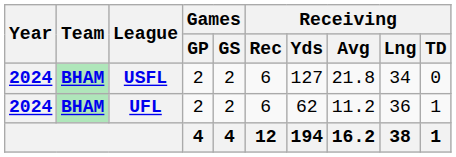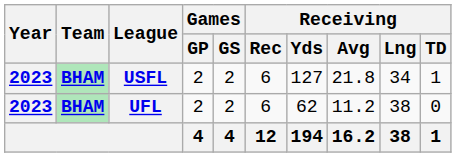(31, 78) 2024 -> (31, 78) 2023
(436, 78) 0 -> (436, 78) 1
(31, 108) 2024 -> (31, 108) 2023
(400, 108) 36 -> (400, 108) 38
(436, 108) 1 -> (436, 108) 0
